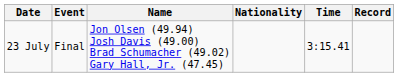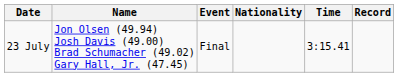columns swapped: (70, 13) <-> (160, 13)
